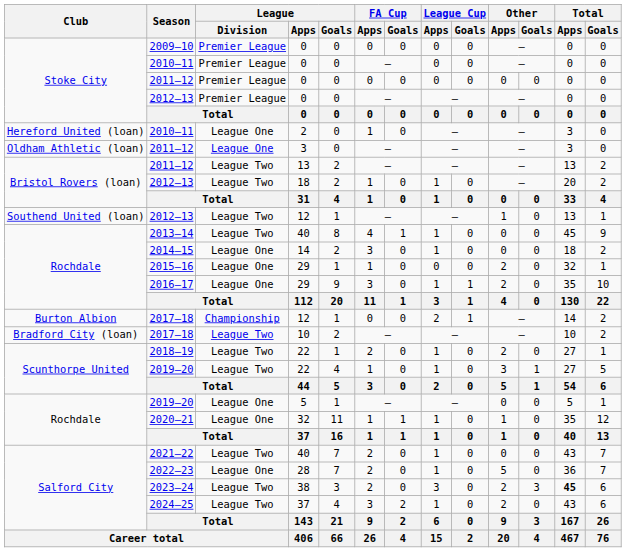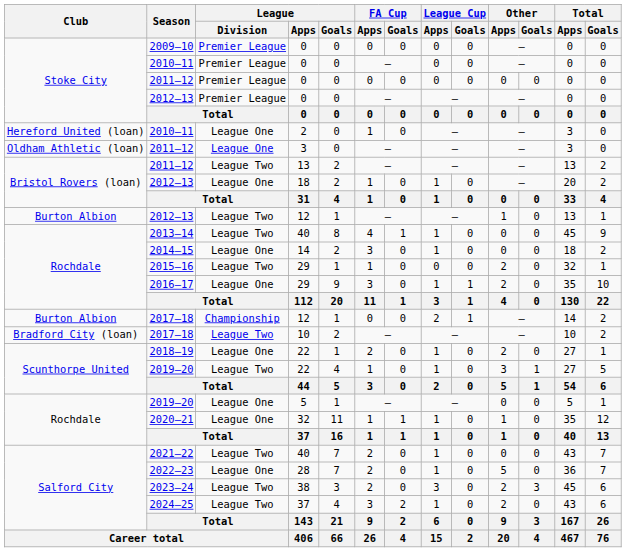(242, 182) League Two -> (242, 182) League One
(76, 216) Southend United (loan) -> (76, 216) Burton Albion
(242, 267) League One -> (242, 267) League Two
(242, 352) League Two -> (242, 352) League One
(570, 487) bold -> (570, 487) normal
